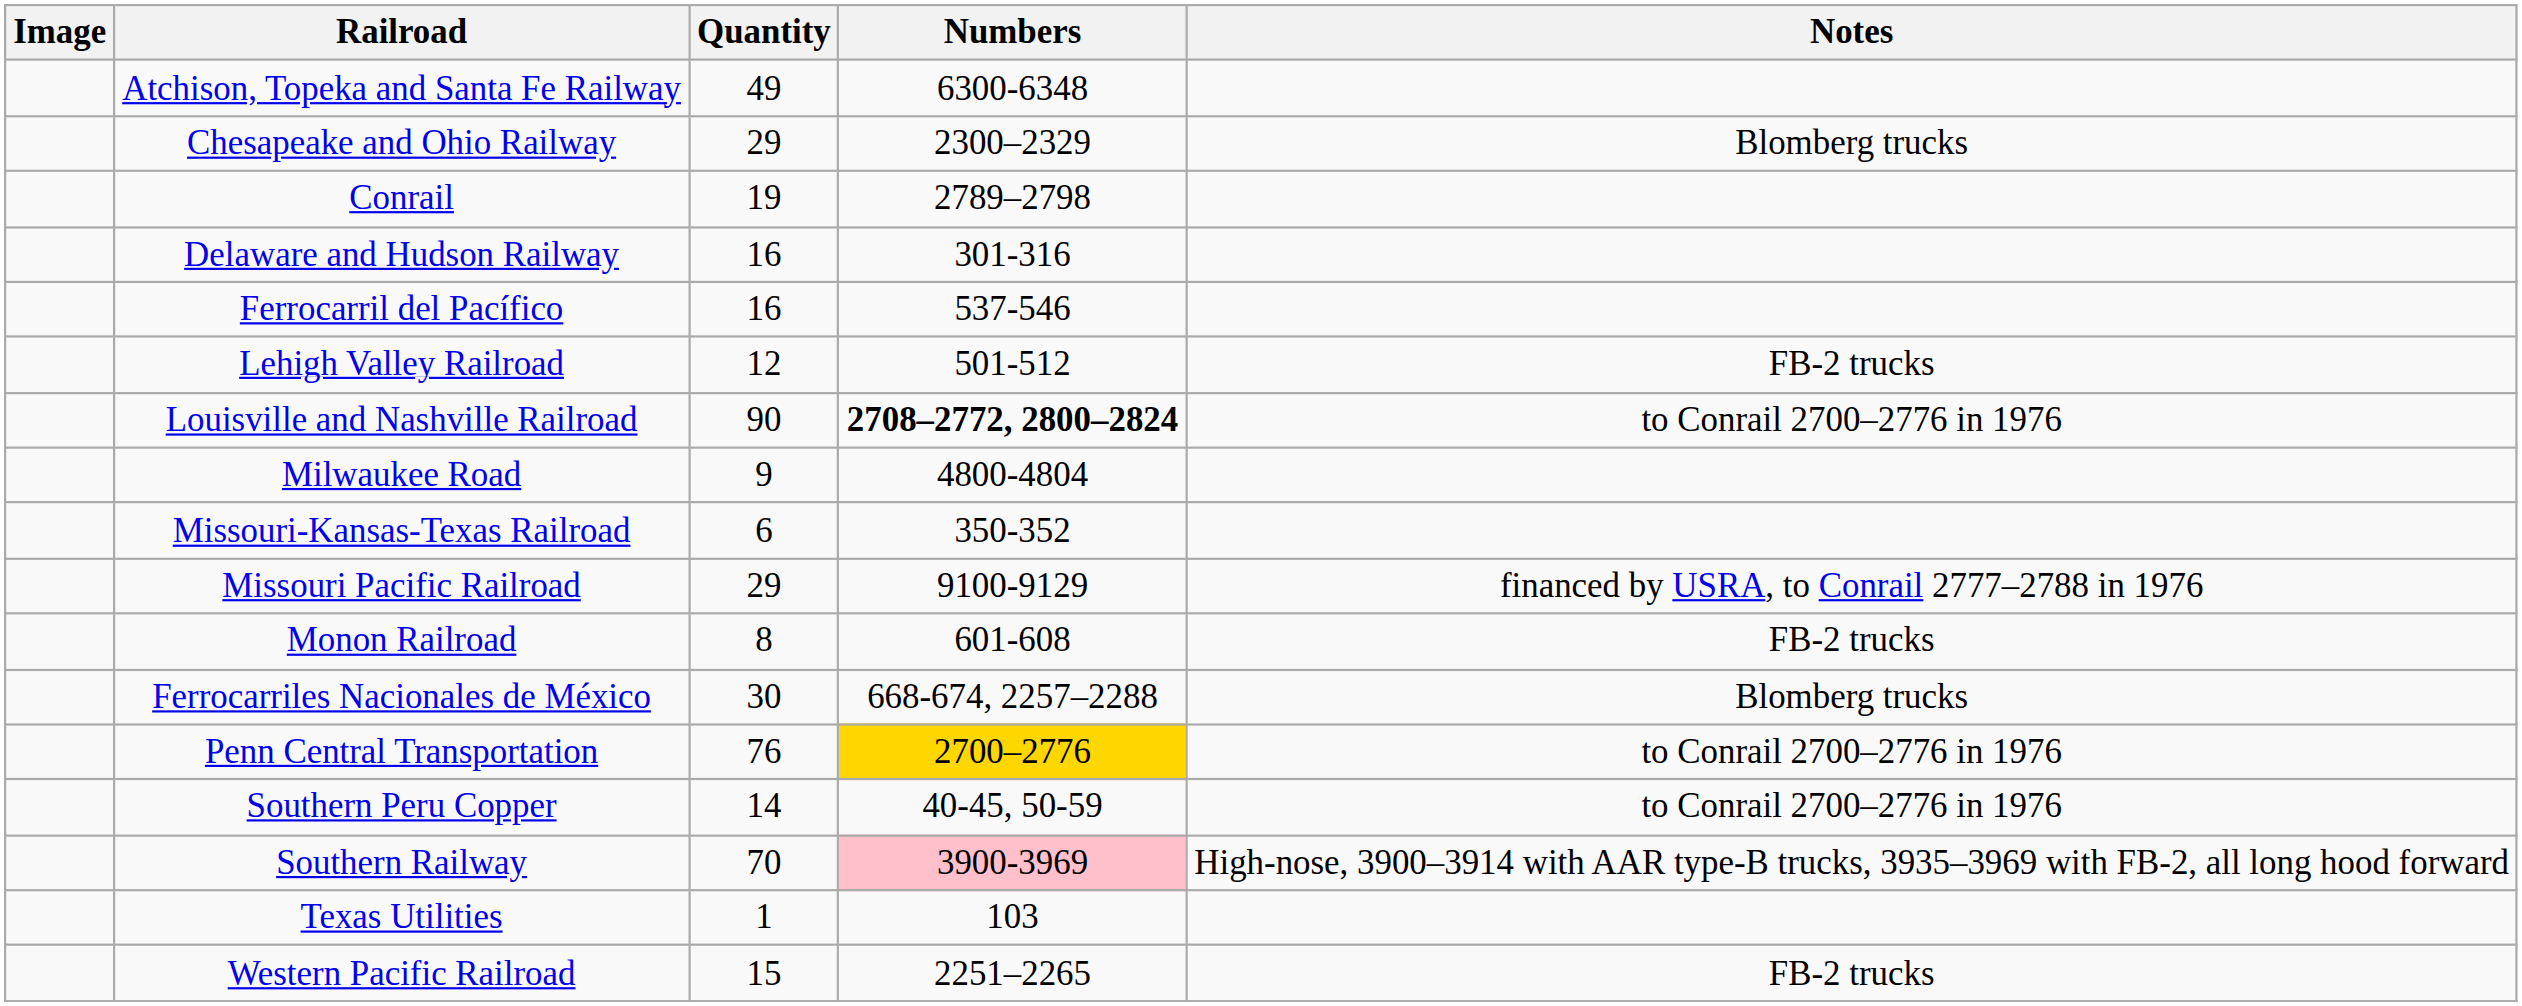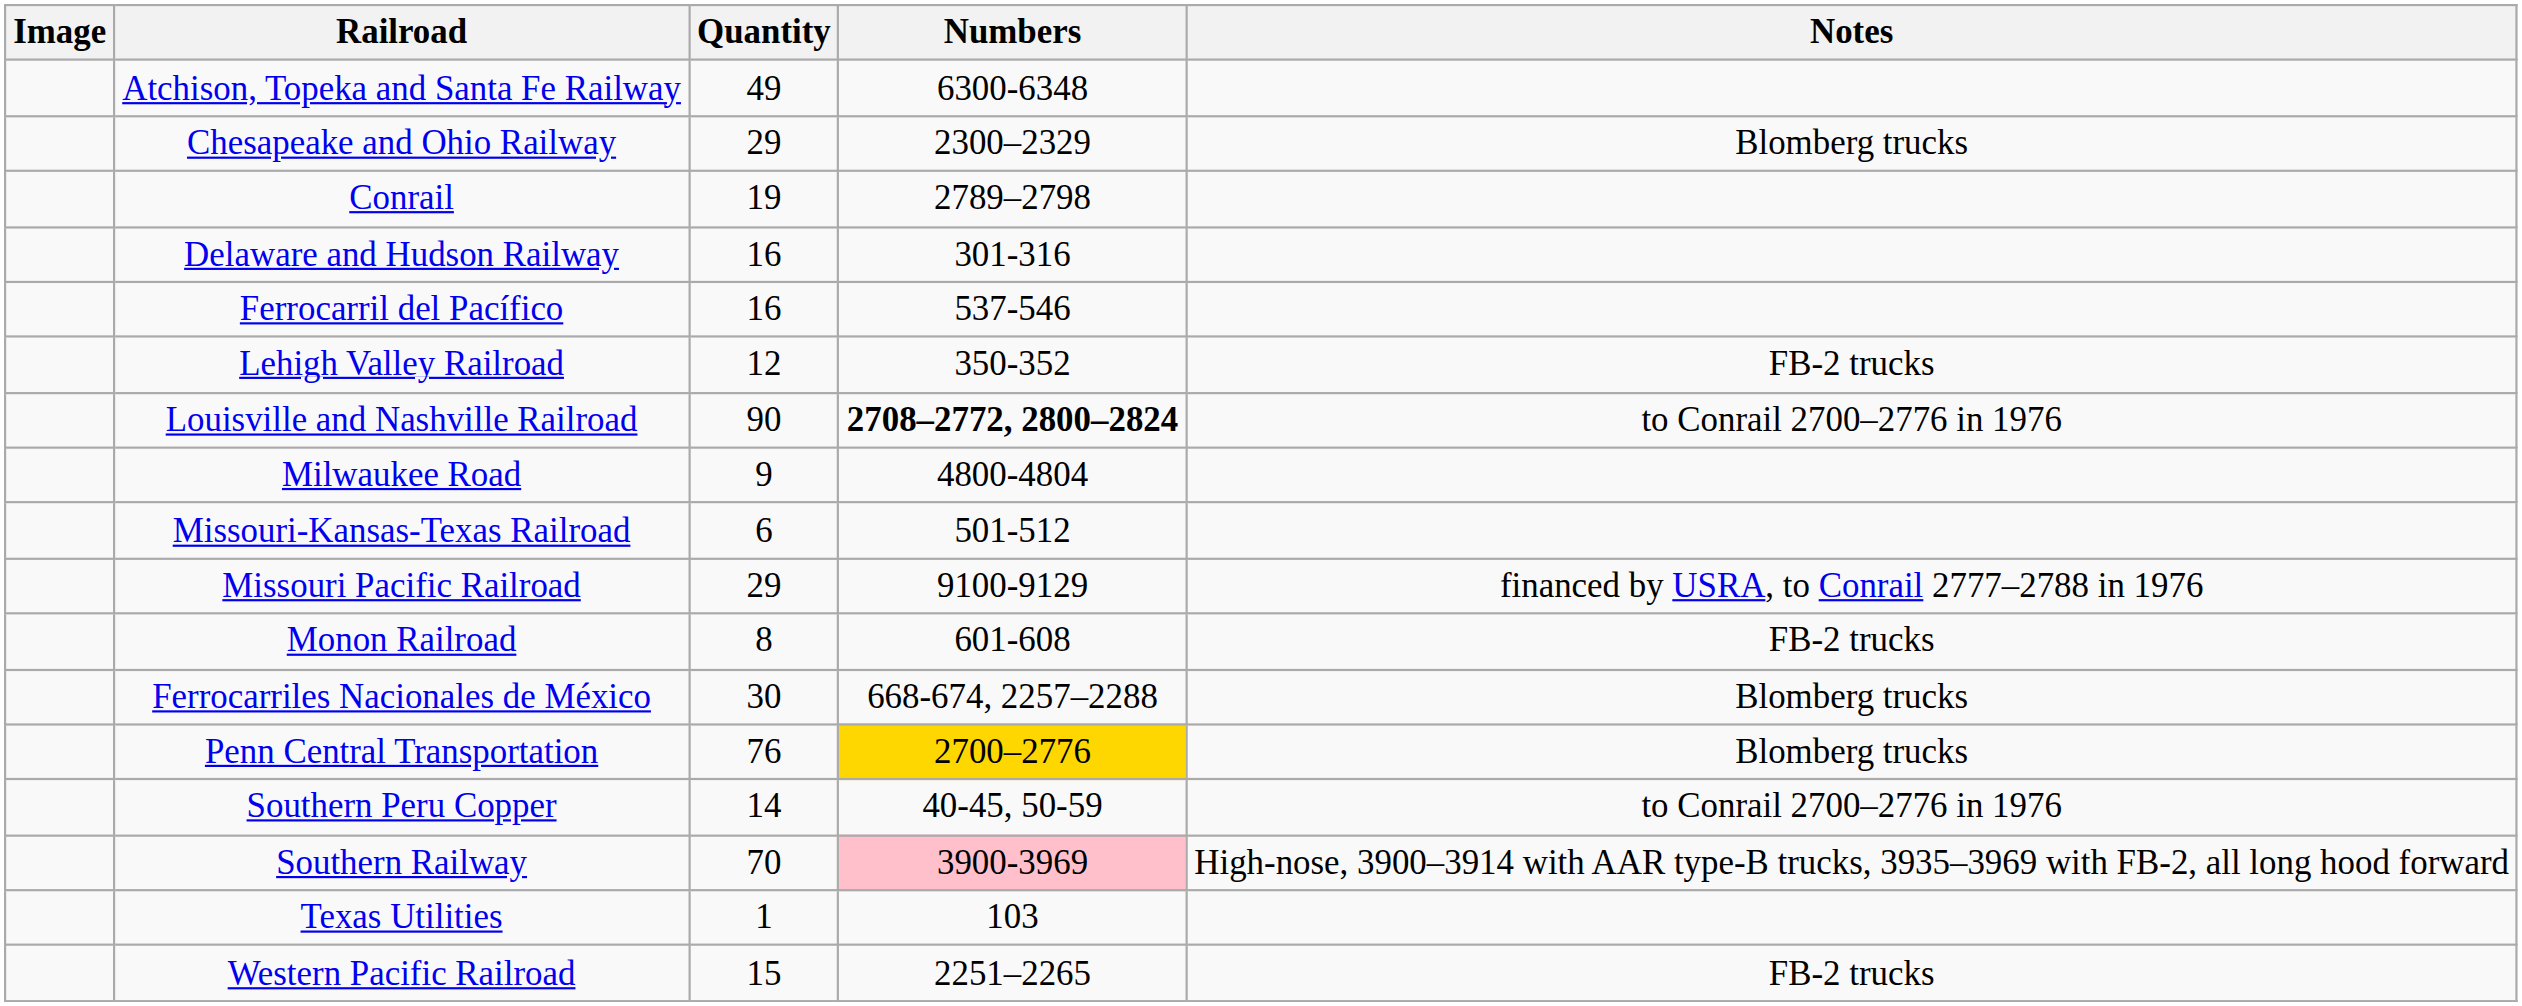(1013, 364) 501-512 -> (1013, 364) 350-352
(1013, 530) 350-352 -> (1013, 530) 501-512
(1852, 751) to Conrail 2700–2776 in 1976 -> (1852, 751) Blomberg trucks
